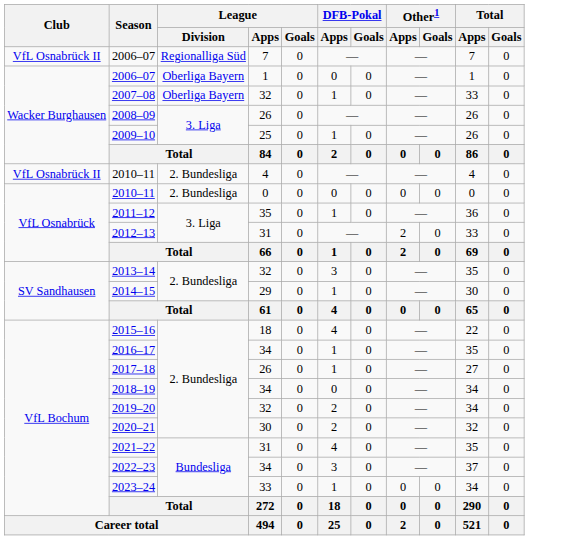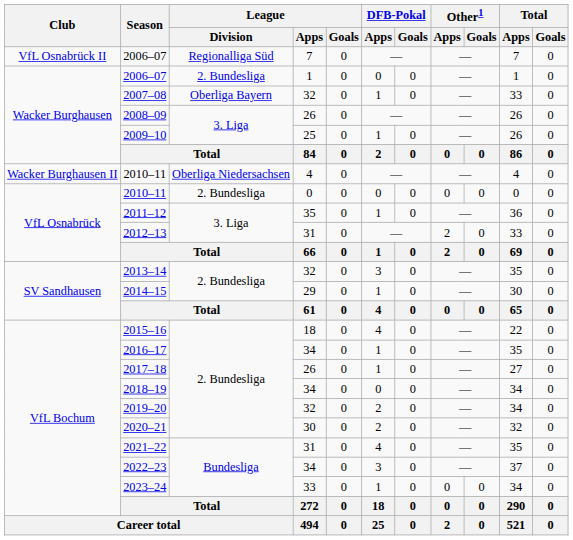(203, 76) Oberliga Bayern -> (231, 76) 2. Bundesliga
(57, 173) VfL Osnabrück II -> (62, 173) Wacker Burghausen II
(203, 173) 2. Bundesliga -> (231, 173) Oberliga Niedersachsen
